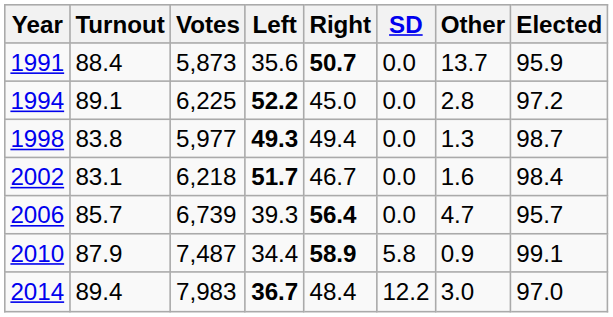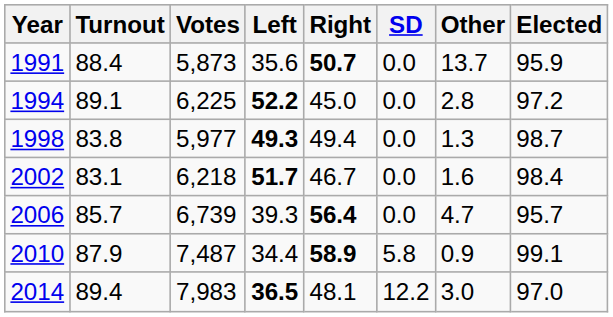(275, 292) 36.7 -> (275, 292) 36.5
(333, 292) 48.4 -> (333, 292) 48.1
